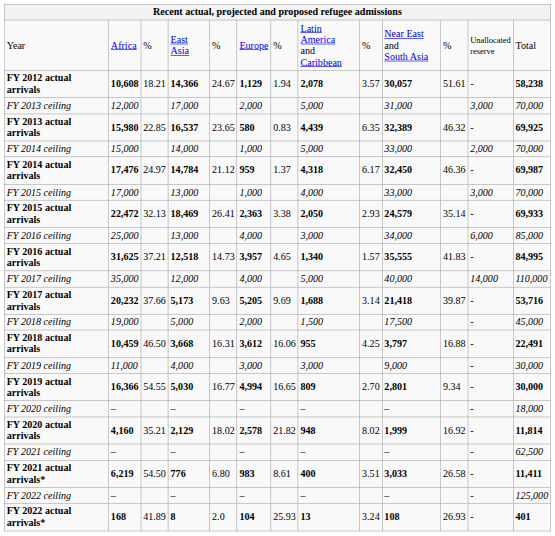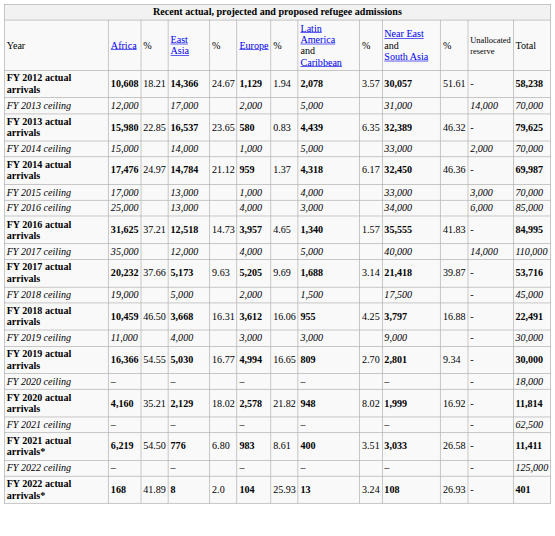(482, 105) 3,000 -> (484, 105) 14,000
(529, 127) 69,925 -> (529, 127) 79,625
- row: (39, 214)
